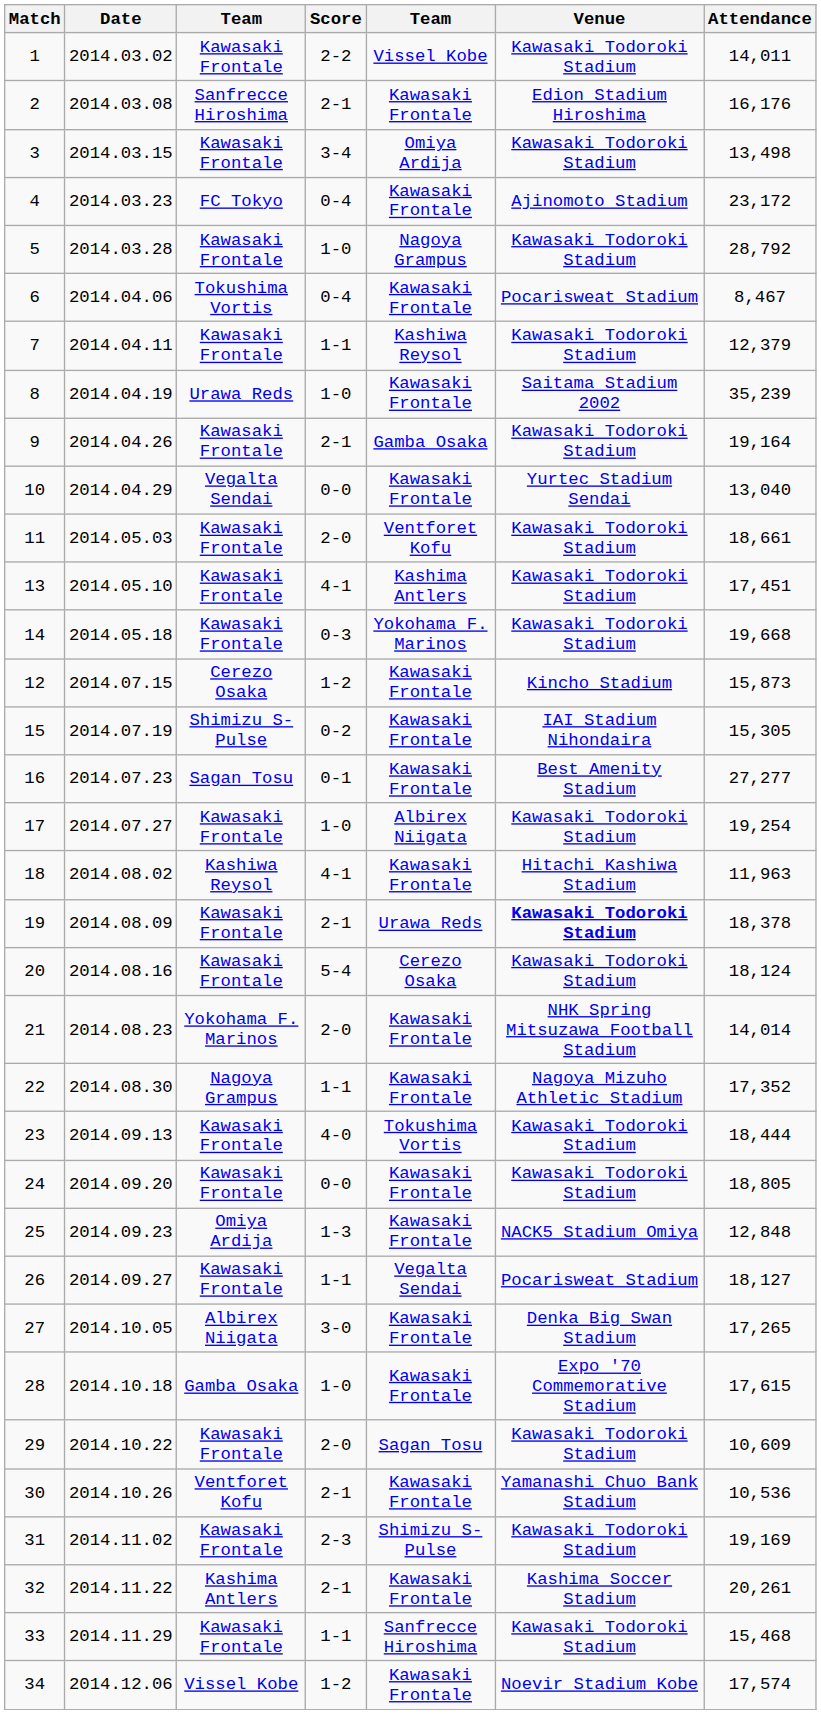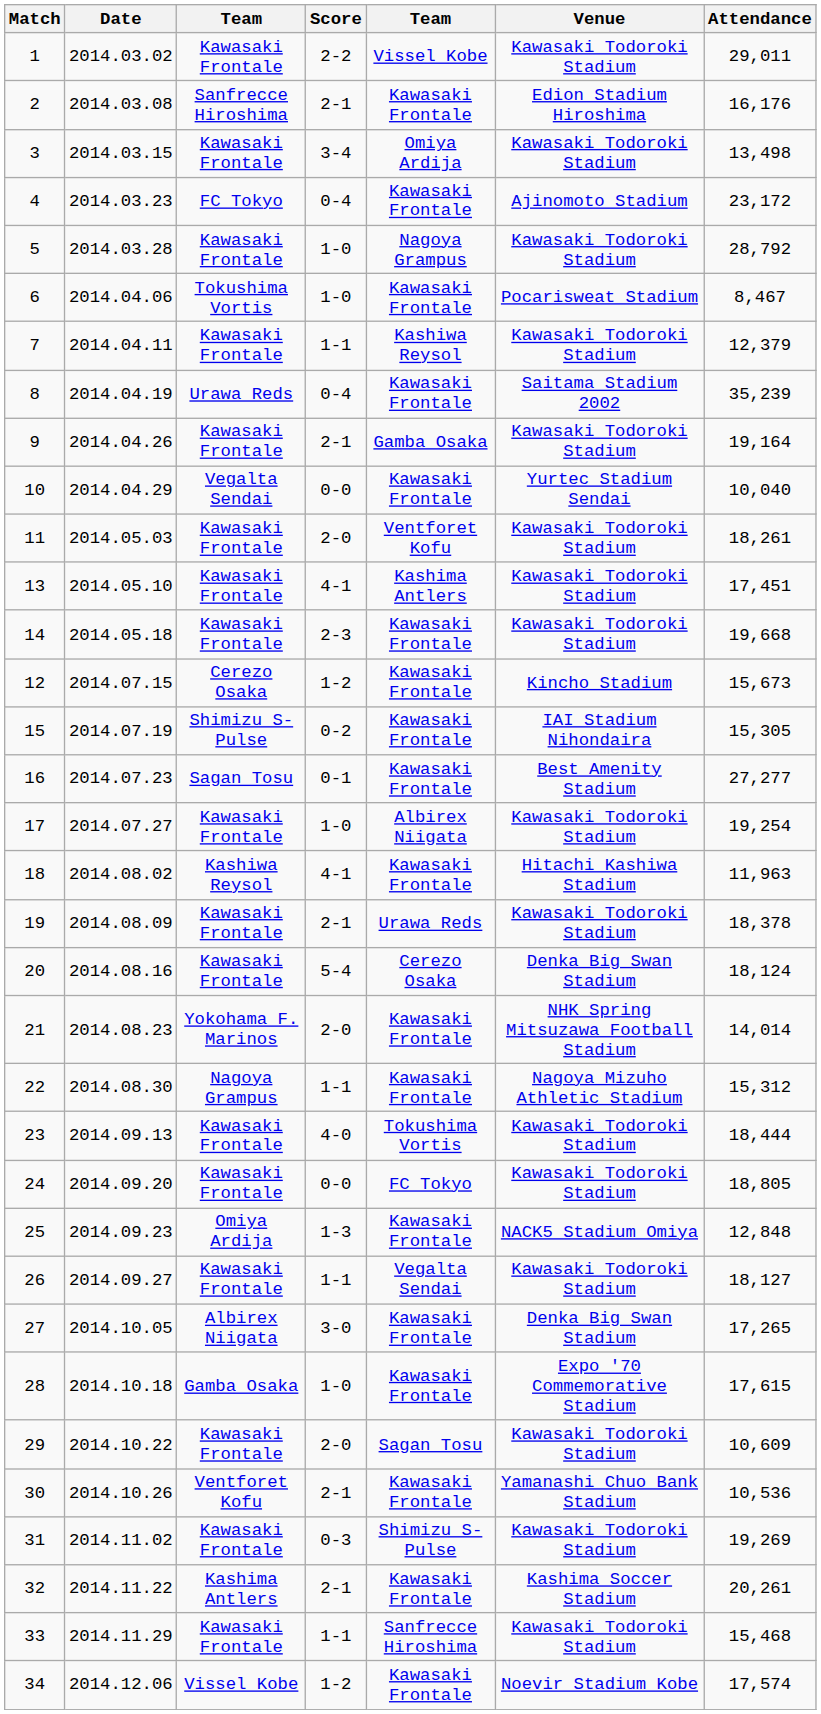(760, 57) 14,011 -> (760, 57) 29,011
(336, 298) 0-4 -> (336, 298) 1-0
(336, 394) 1-0 -> (336, 394) 0-4
(760, 490) 13,040 -> (760, 490) 10,040
(760, 538) 18,661 -> (760, 538) 18,261
(336, 634) 0-3 -> (336, 634) 2-3
(430, 634) Yokohama F. Marinos -> (430, 634) Kawasaki Frontale
(760, 683) 15,873 -> (760, 683) 15,673
(599, 923) bold -> (599, 923) normal
(599, 971) Kawasaki Todoroki Stadium -> (599, 971) Denka Big Swan Stadium
(760, 1088) 17,352 -> (760, 1088) 15,312
(430, 1184) Kawasaki Frontale -> (430, 1184) FC Tokyo
(599, 1280) Pocarisweat Stadium -> (599, 1280) Kawasaki Todoroki Stadium
(336, 1541) 2-3 -> (336, 1541) 0-3
(760, 1541) 19,169 -> (760, 1541) 19,269
